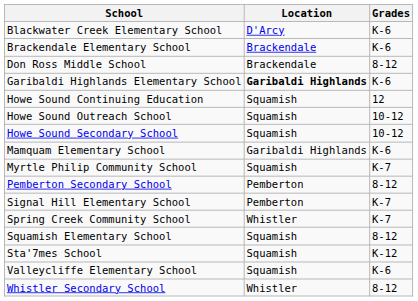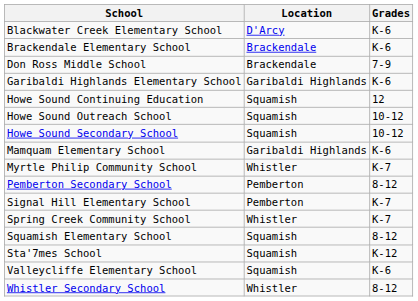(385, 64) 8-12 -> (381, 64) 7-9
(307, 82) bold -> (307, 82) normal
(272, 167) Squamish -> (272, 167) Whistler
